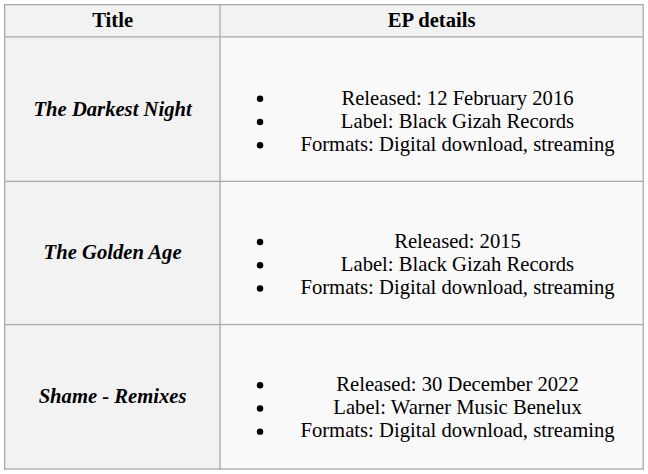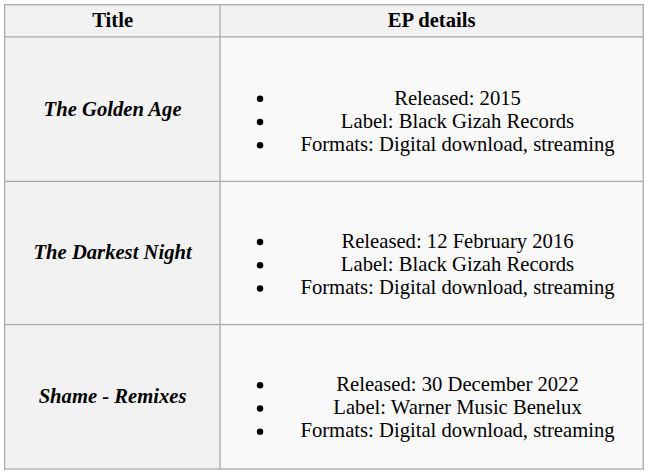rows swapped: (113, 252) <-> (113, 109)
